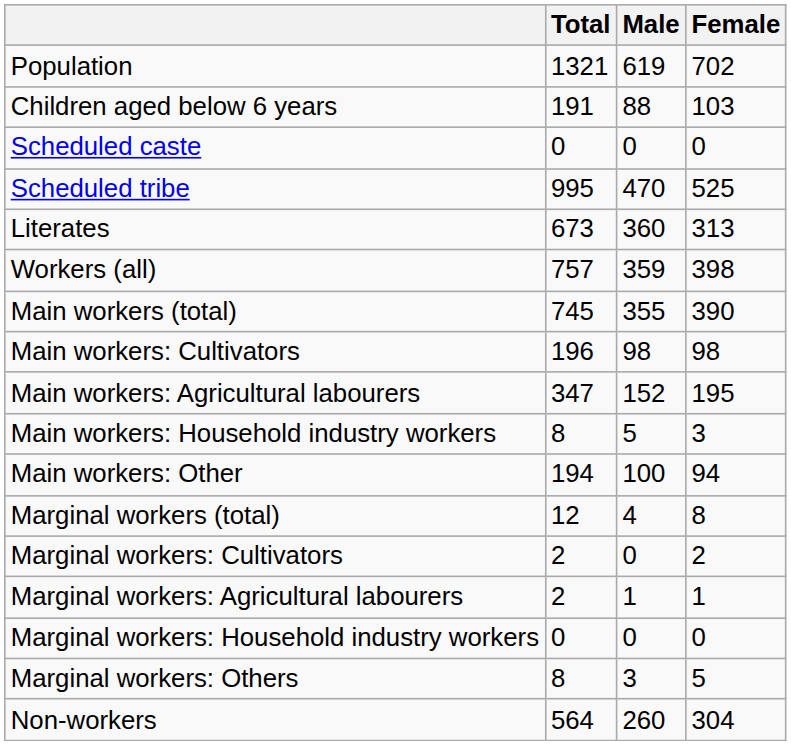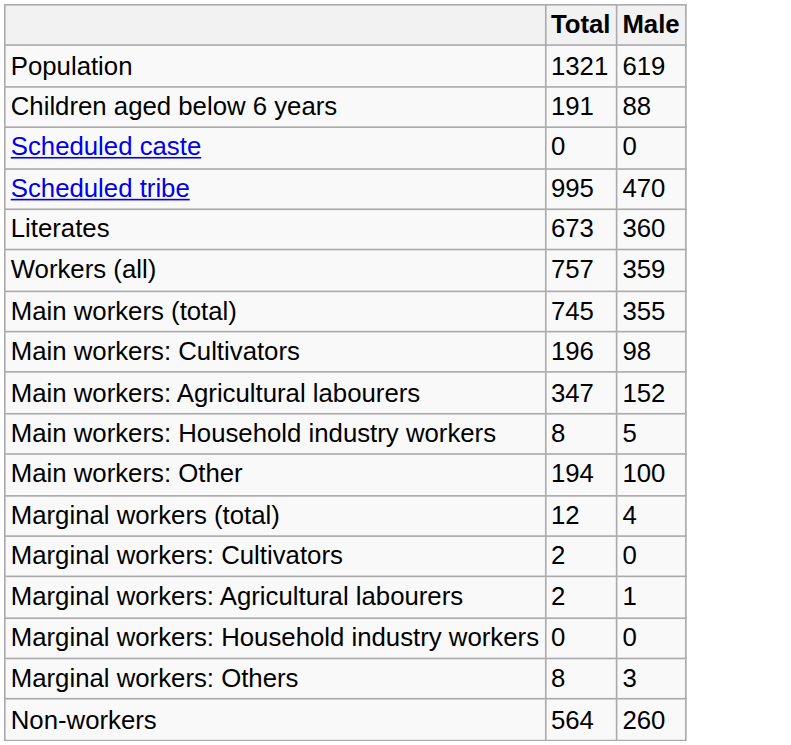- column: (736, 24)
